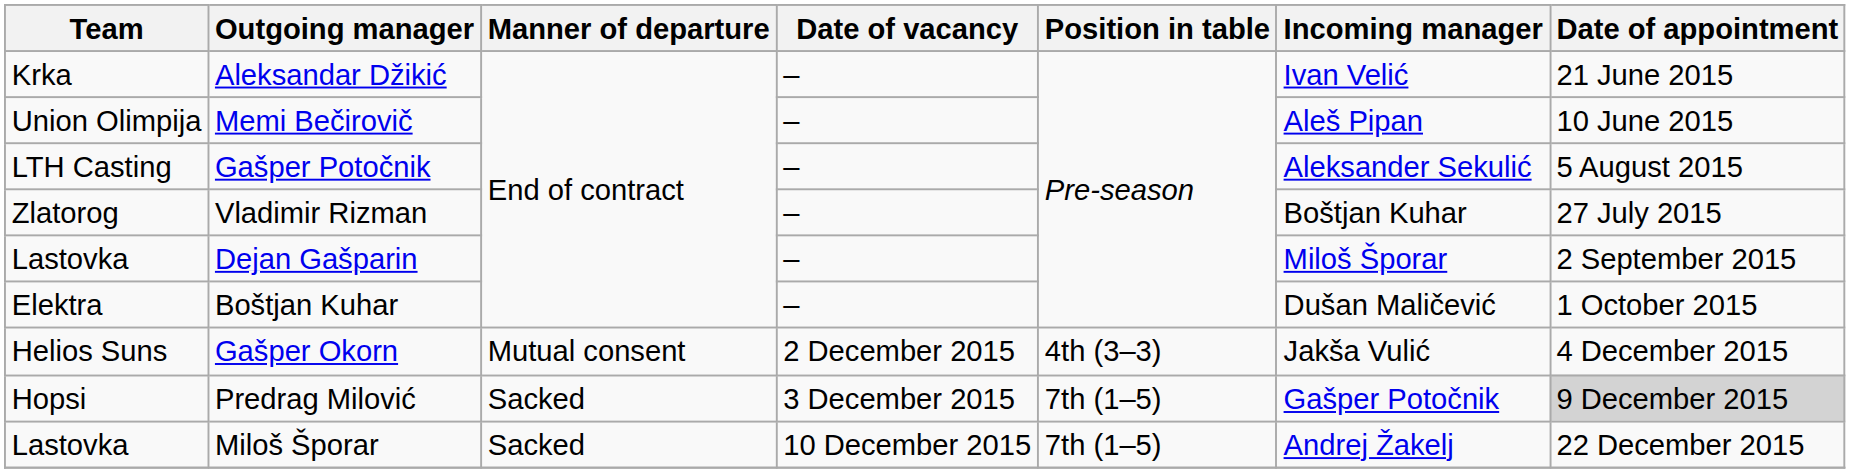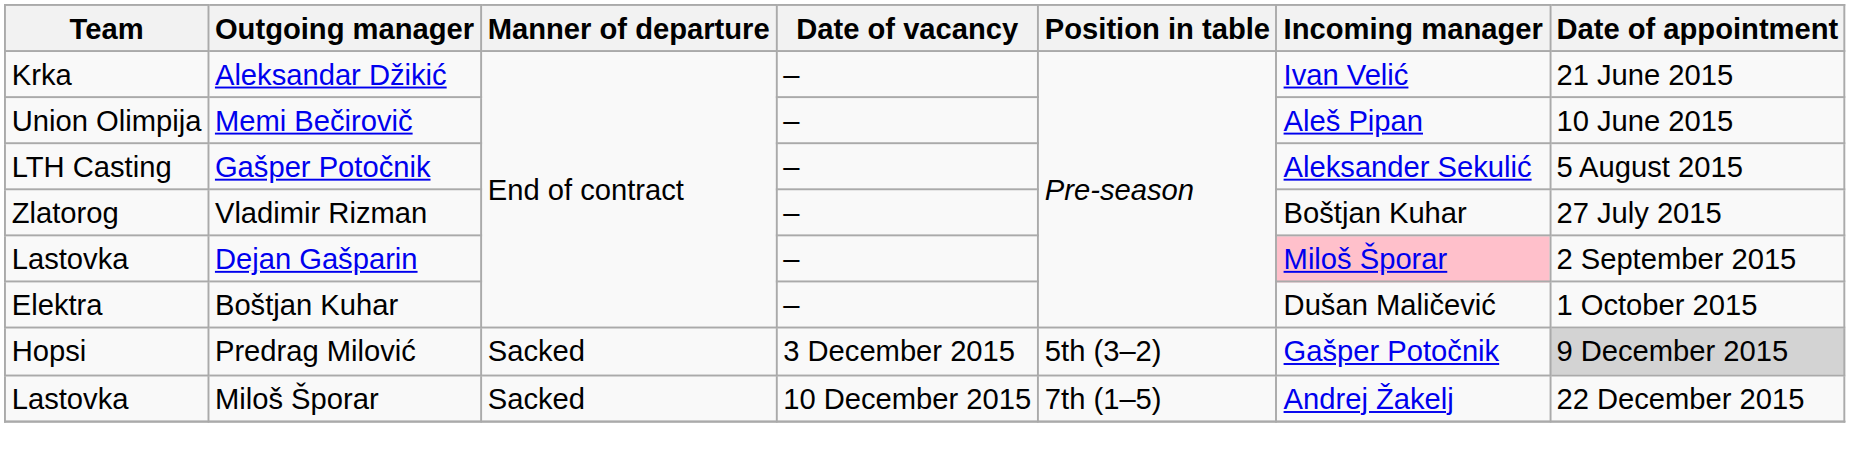(1365, 259) no background -> (1365, 259) pink background
- row: (307, 352)
(1103, 398) 7th (1–5) -> (1103, 352) 5th (3–2)
